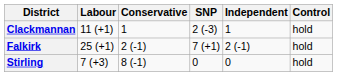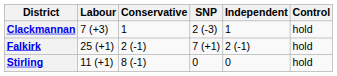(97, 29) 11 (+1) -> (94, 29) 7 (+3)
(94, 63) 7 (+3) -> (97, 63) 11 (+1)
